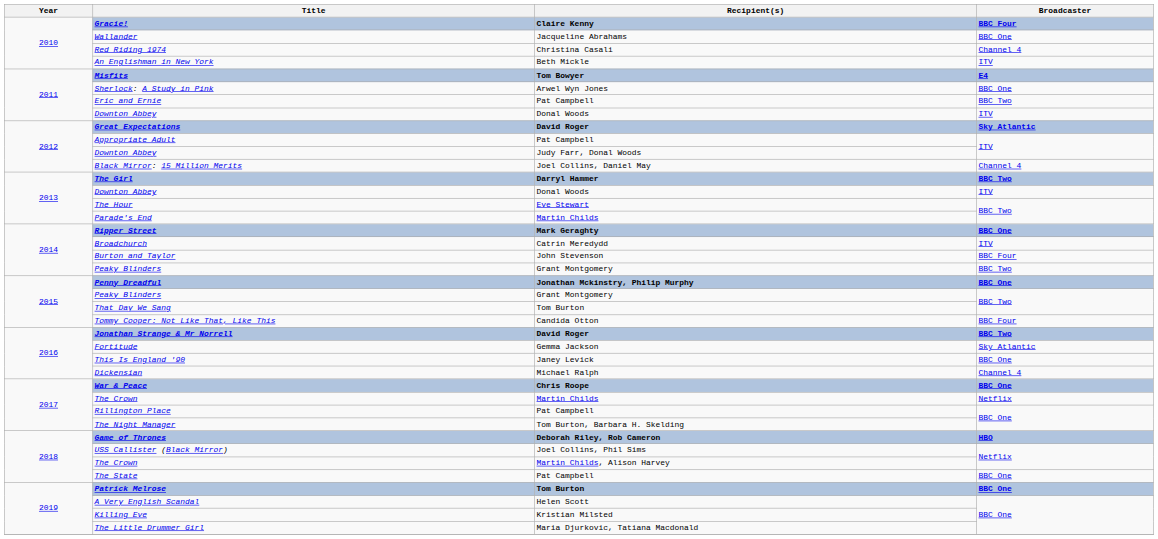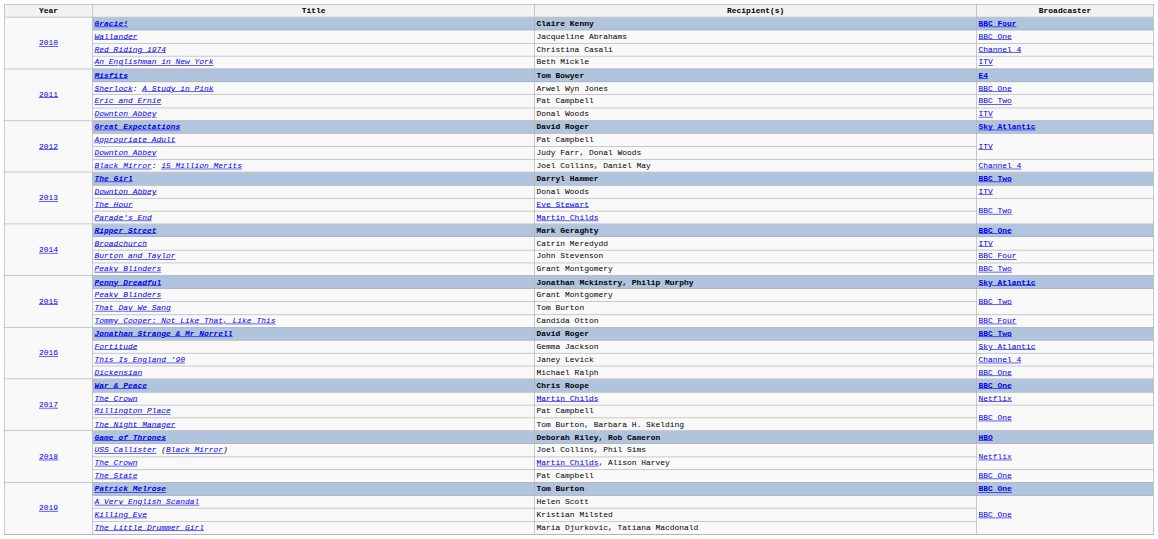(995, 282) BBC One -> (1007, 282) Sky Atlantic
(995, 360) BBC One -> (1000, 360) Channel 4
(1000, 373) Channel 4 -> (995, 373) BBC One
